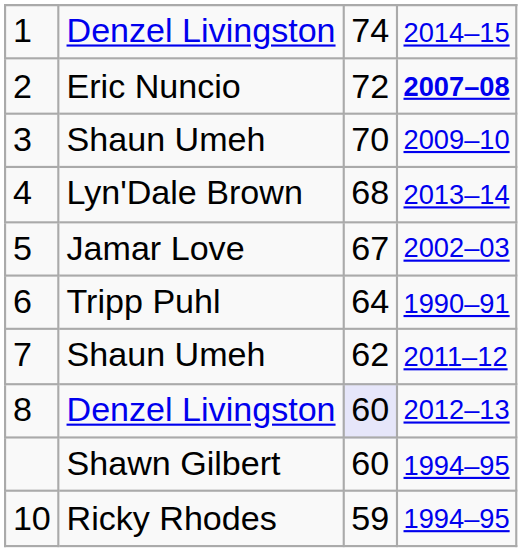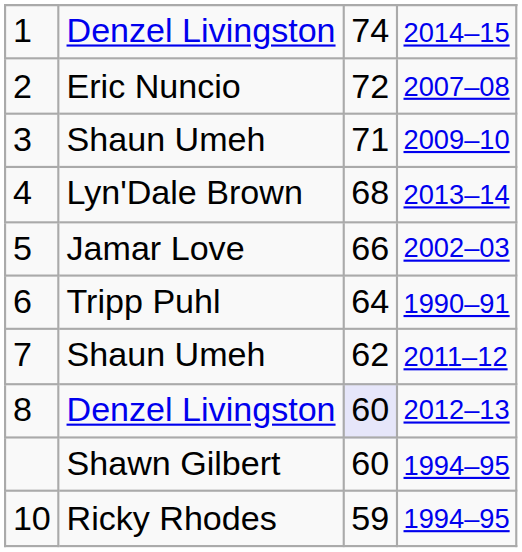(457, 86) bold -> (457, 86) normal
(370, 139) 70 -> (370, 139) 71
(370, 247) 67 -> (370, 247) 66
